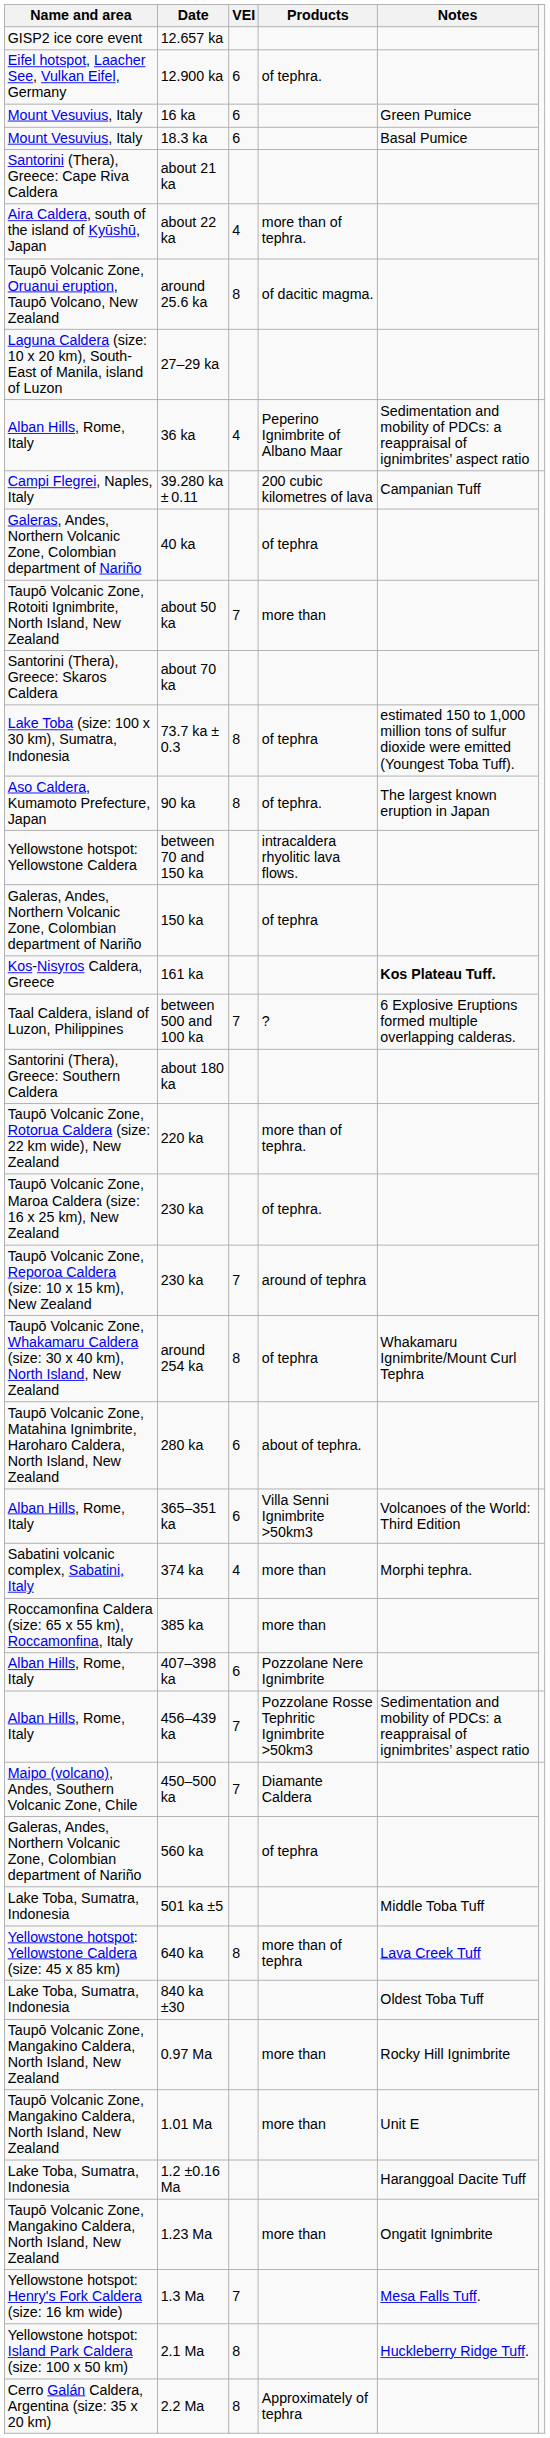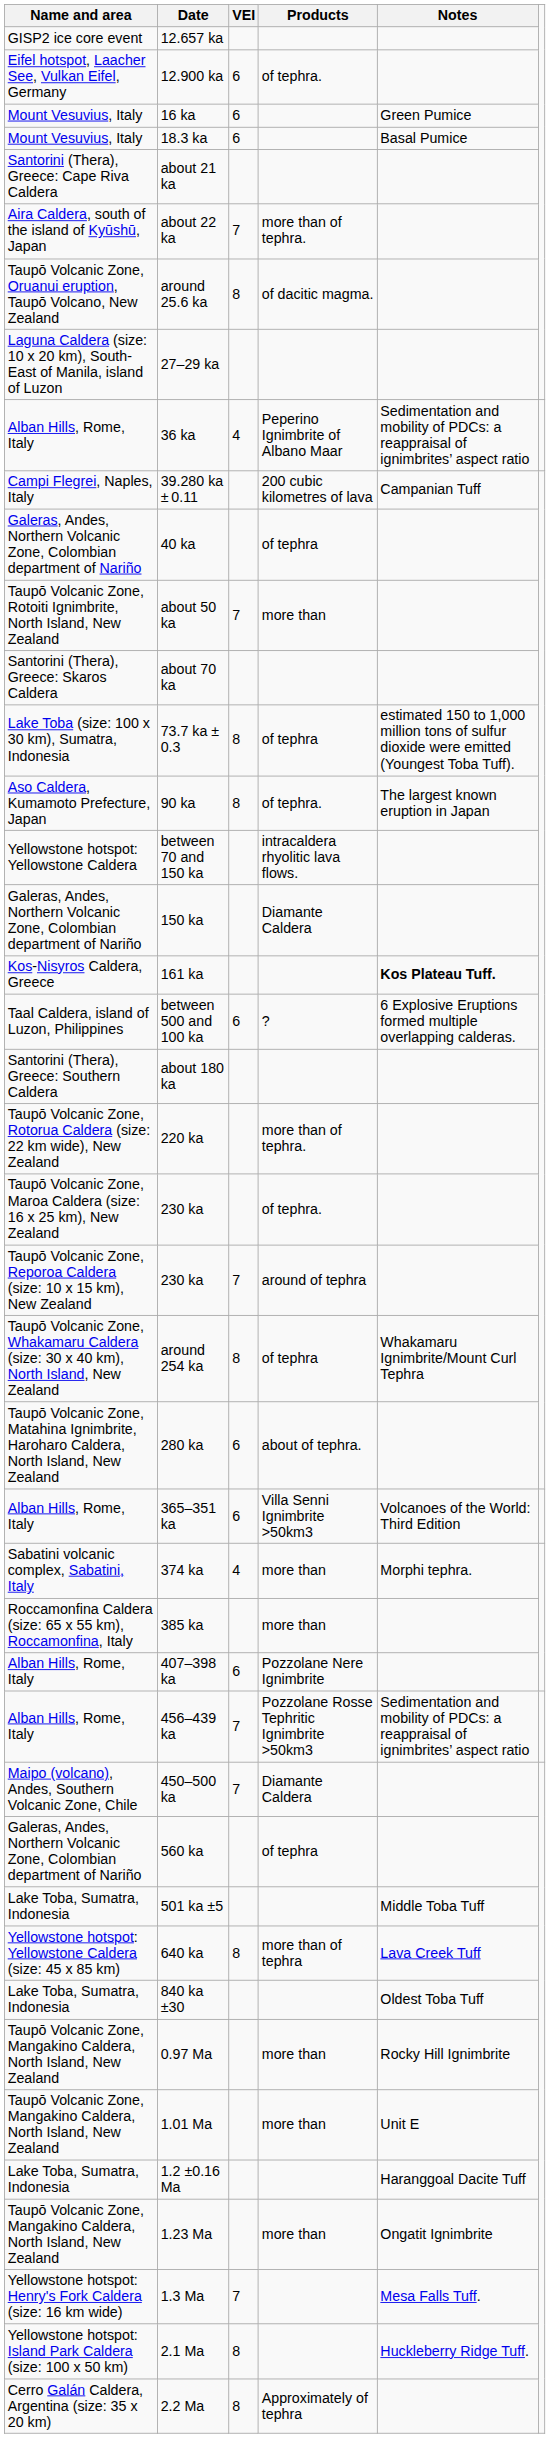(236, 231) 4 -> (236, 231) 7
(290, 920) of tephra -> (292, 920) Diamante Caldera
(236, 1021) 7 -> (236, 1021) 6
